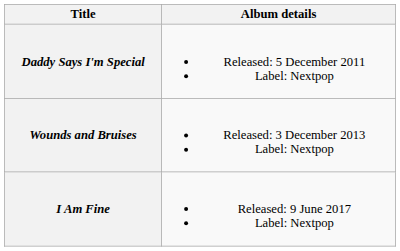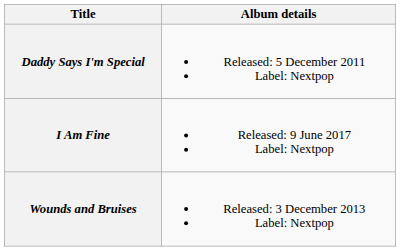rows swapped: (83, 135) <-> (83, 208)
